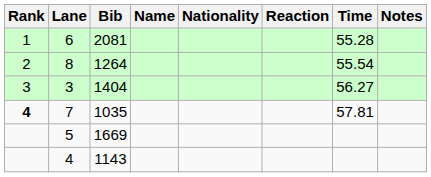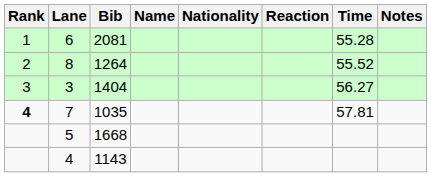(355, 64) 55.54 -> (355, 64) 55.52
(110, 135) 1669 -> (110, 135) 1668
